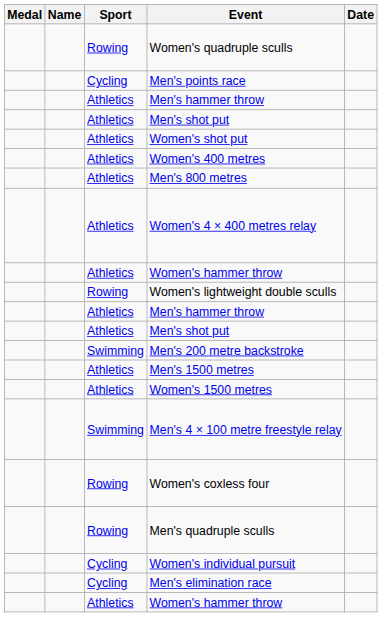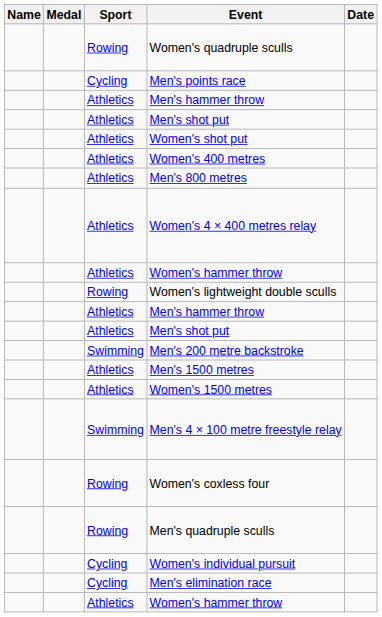columns swapped: (25, 14) <-> (65, 14)
